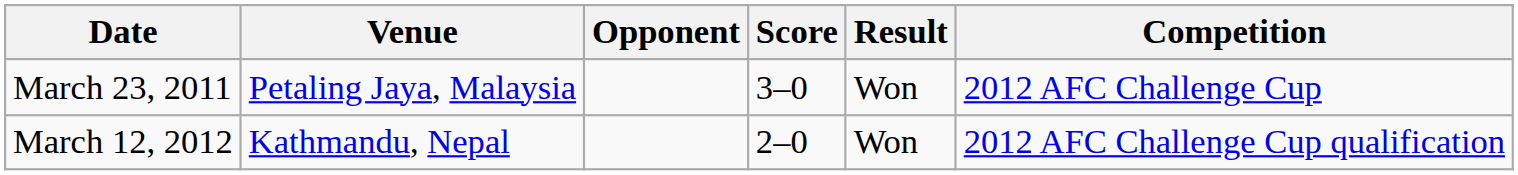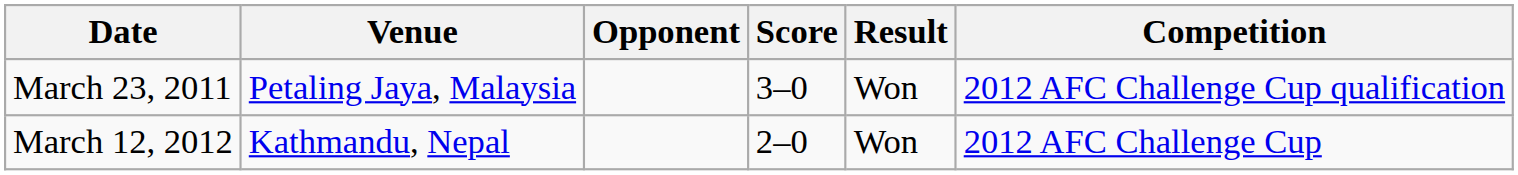(1143, 86) 2012 AFC Challenge Cup -> (1234, 86) 2012 AFC Challenge Cup qualification
(1234, 141) 2012 AFC Challenge Cup qualification -> (1143, 141) 2012 AFC Challenge Cup
